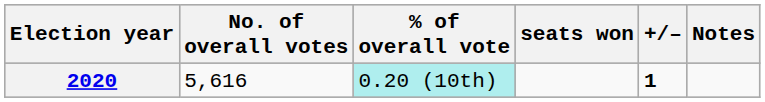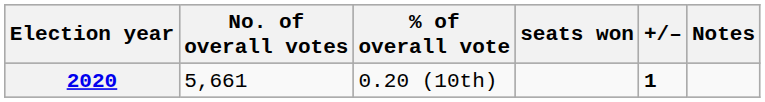(216, 81) 5,616 -> (216, 81) 5,661
(428, 81) paleturquoise background -> (428, 81) no background
